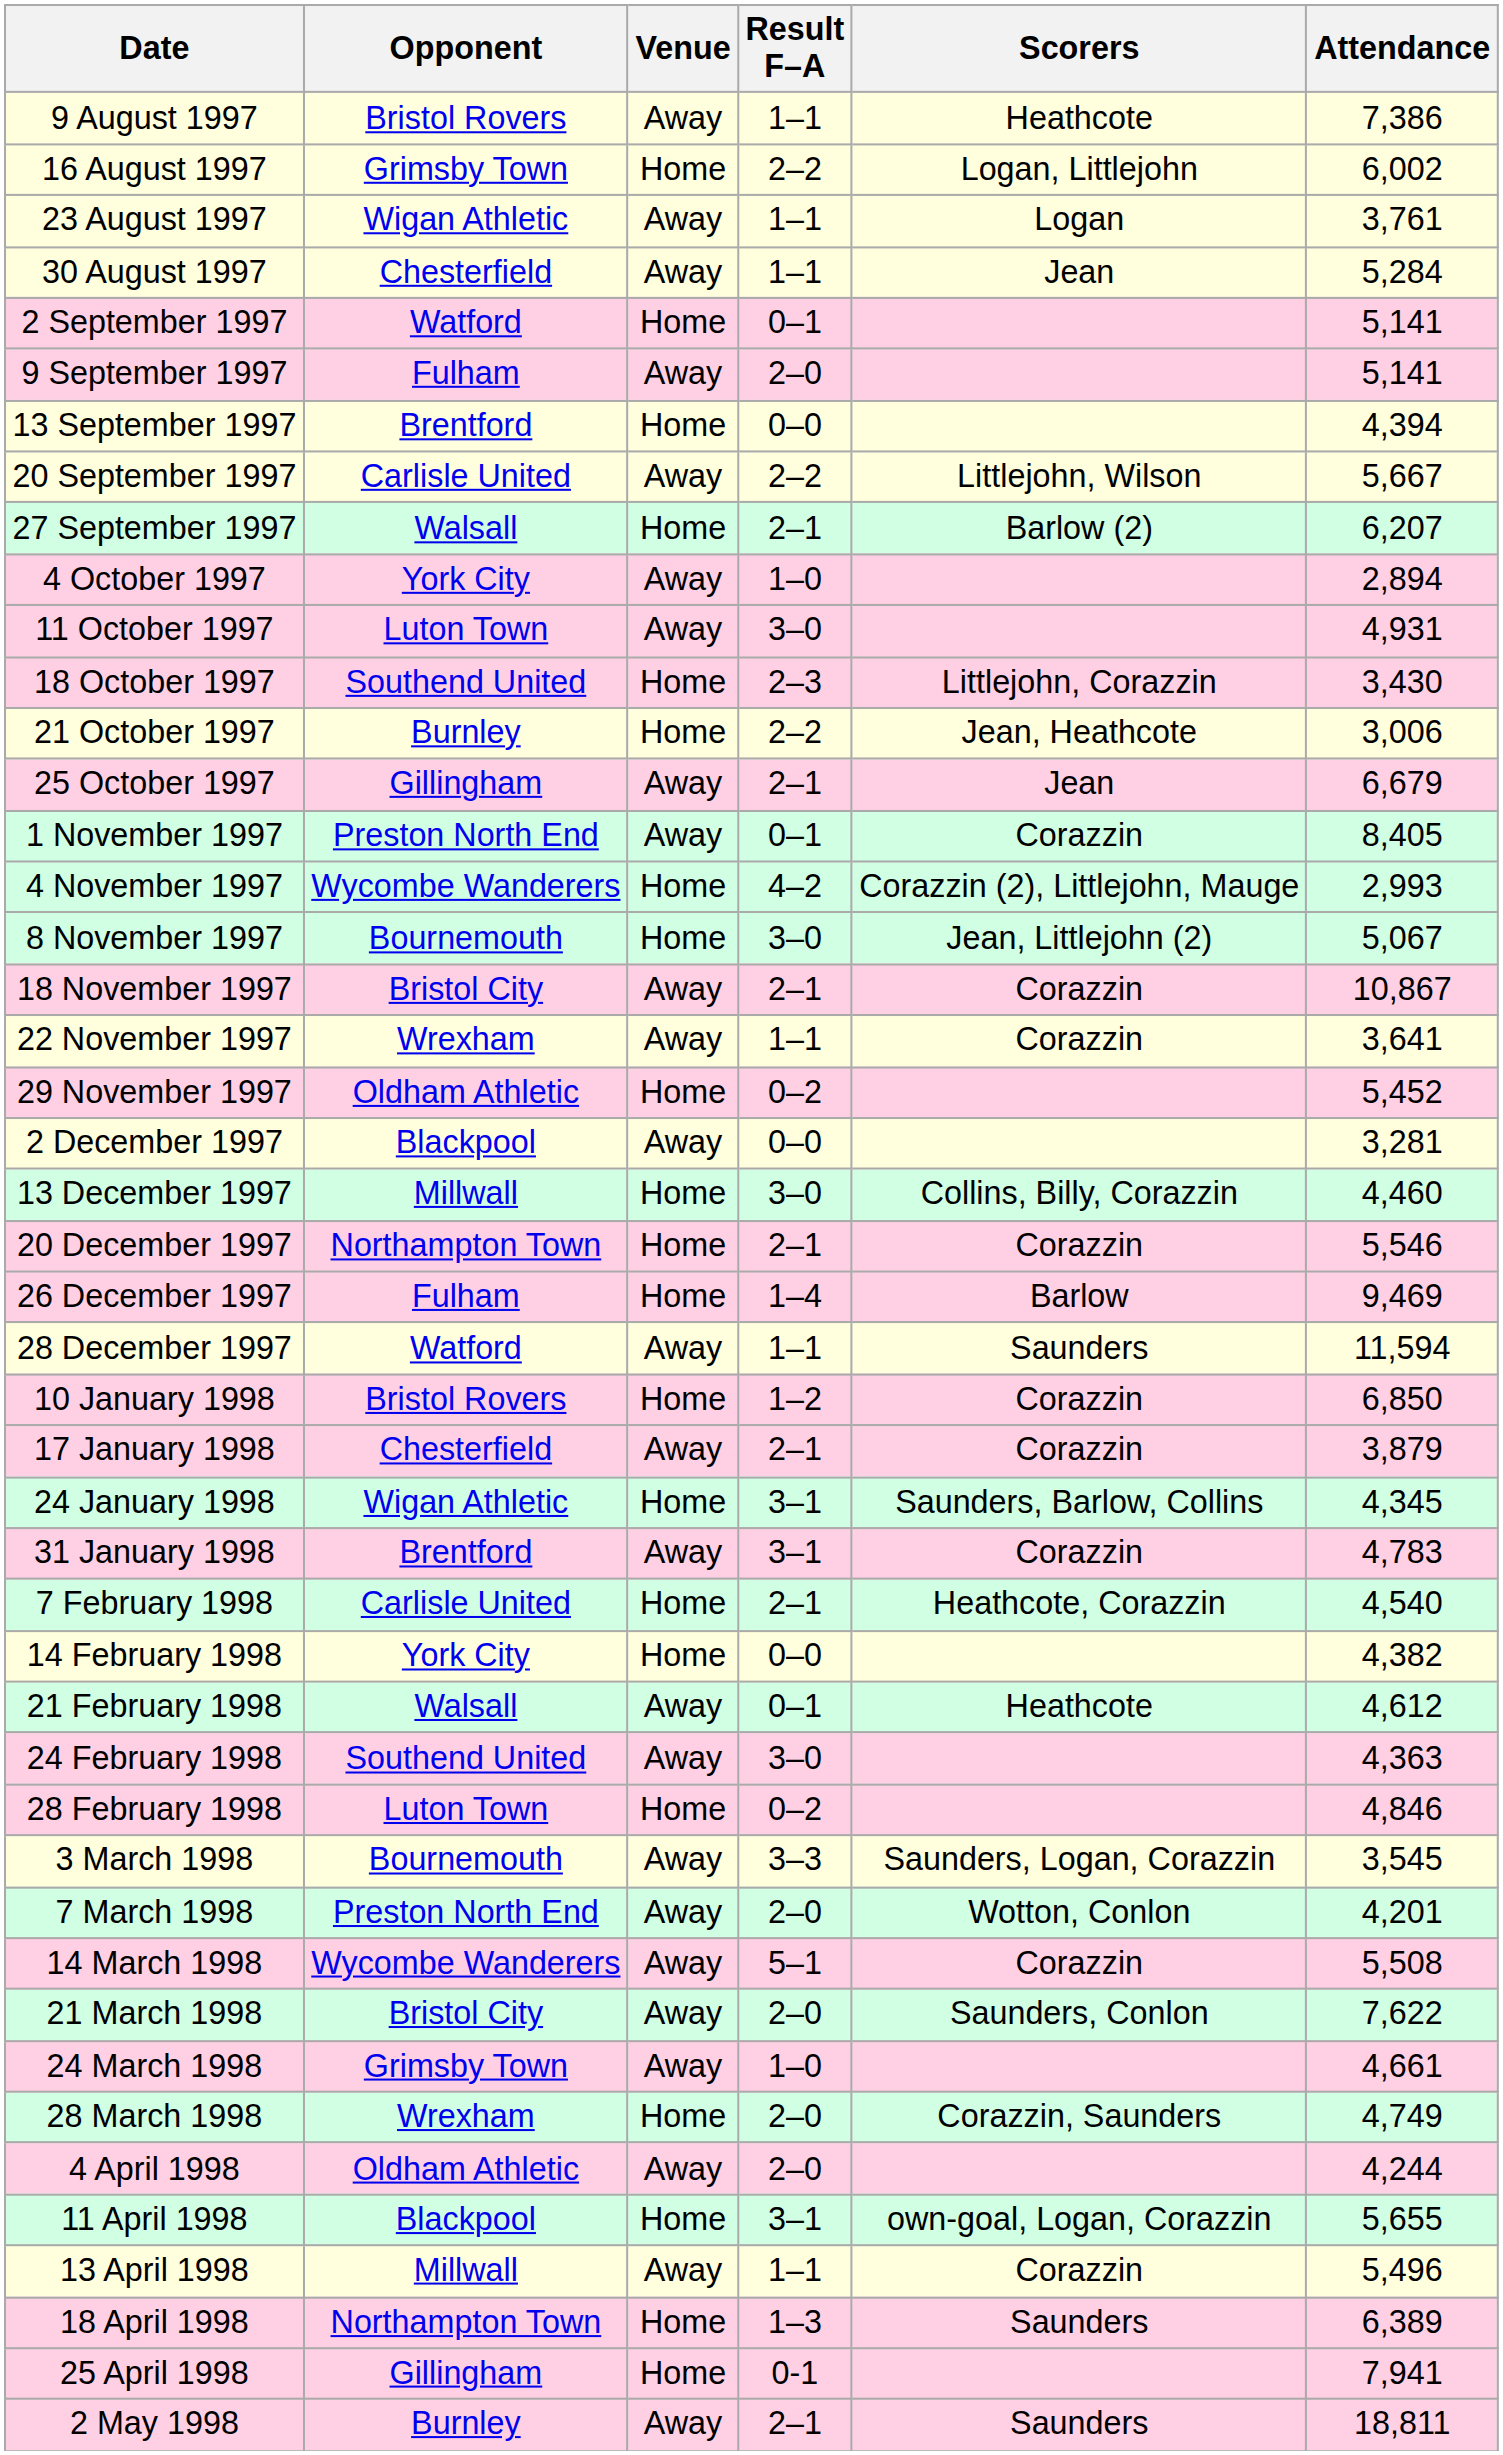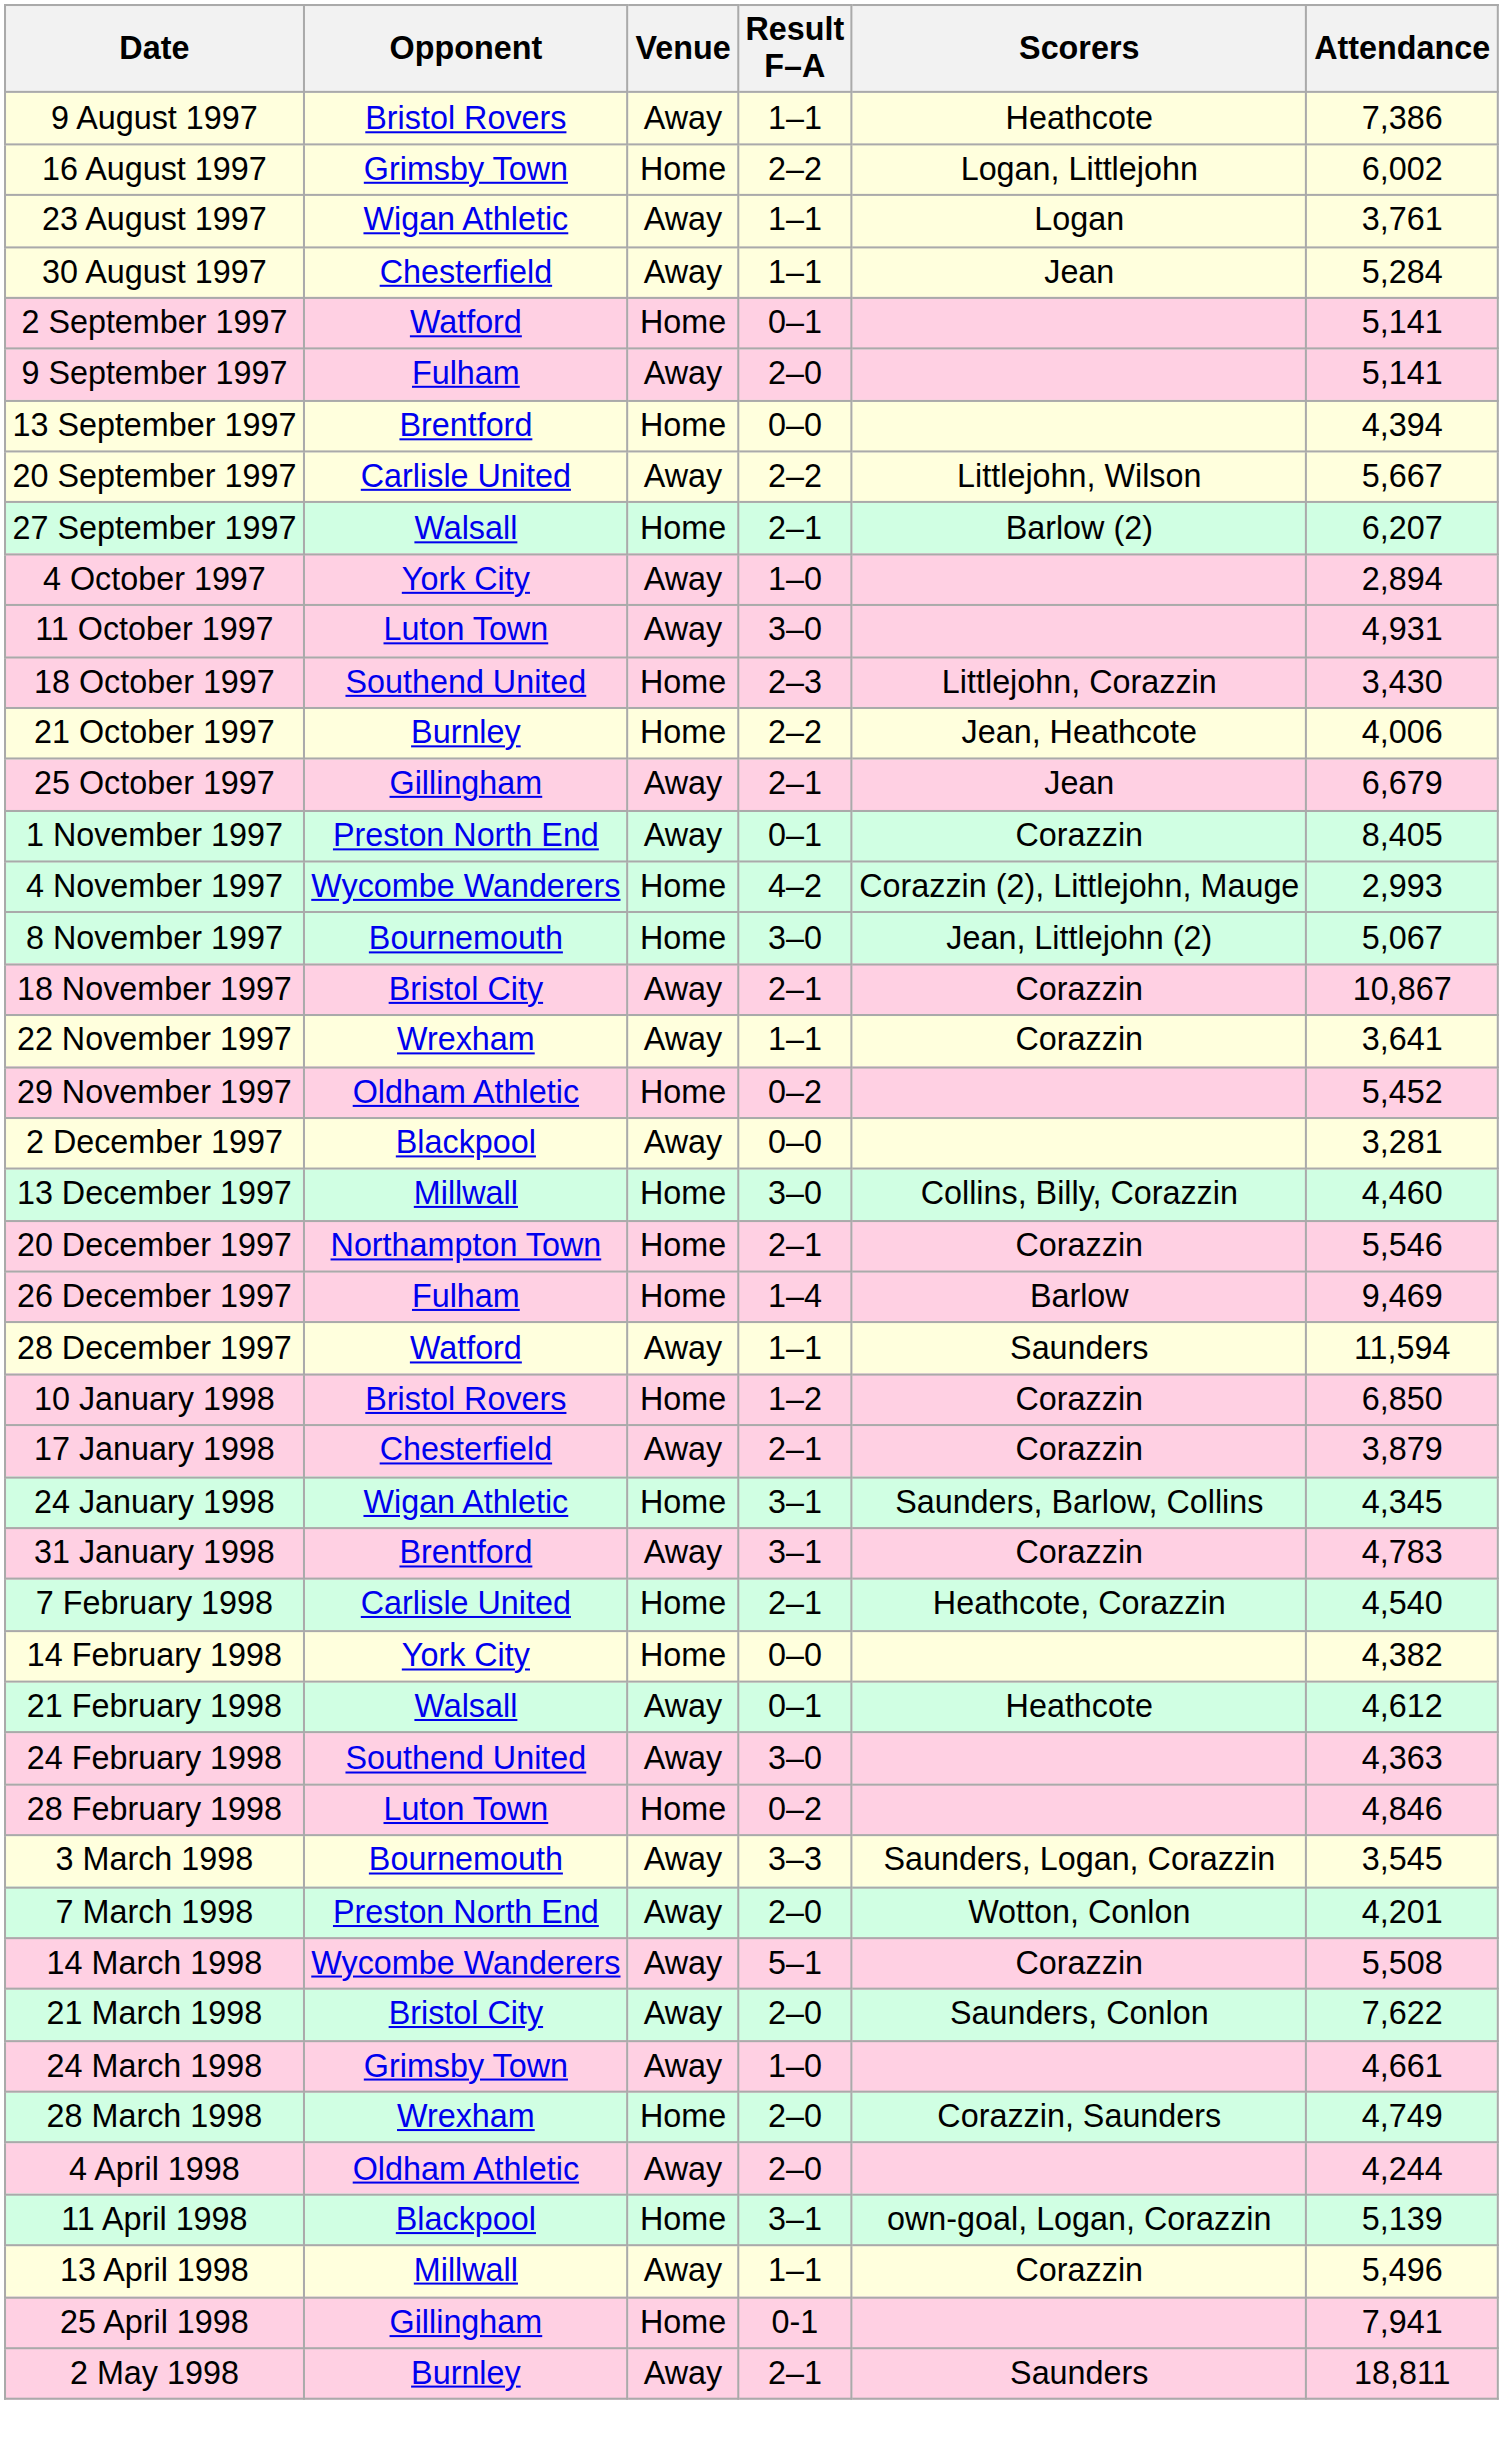(1402, 732) 3,006 -> (1402, 732) 4,006
(1402, 2219) 5,655 -> (1402, 2219) 5,139
- row: (154, 2321)
